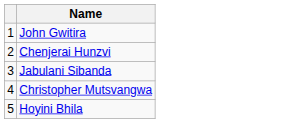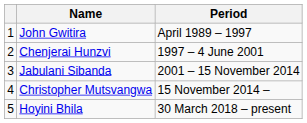+ column: (229, 14)
